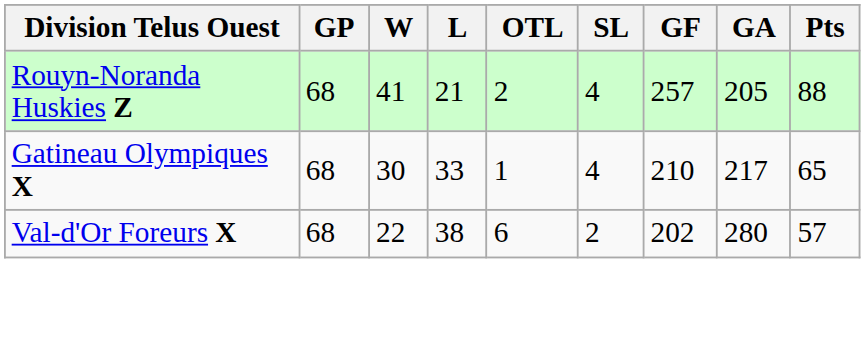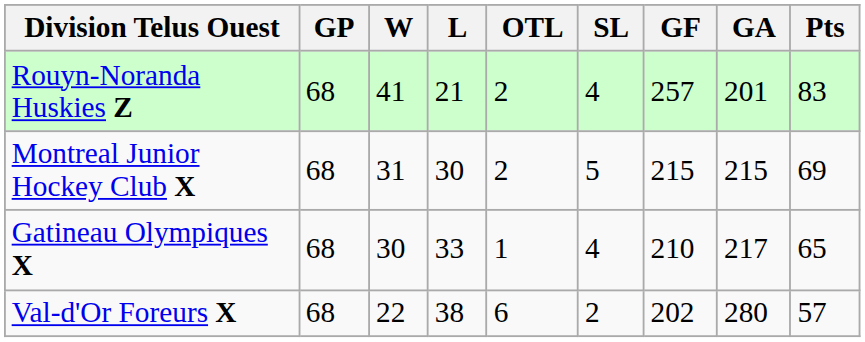(746, 90) 205 -> (746, 90) 201
(812, 90) 88 -> (812, 90) 83
+ row: (106, 170)
